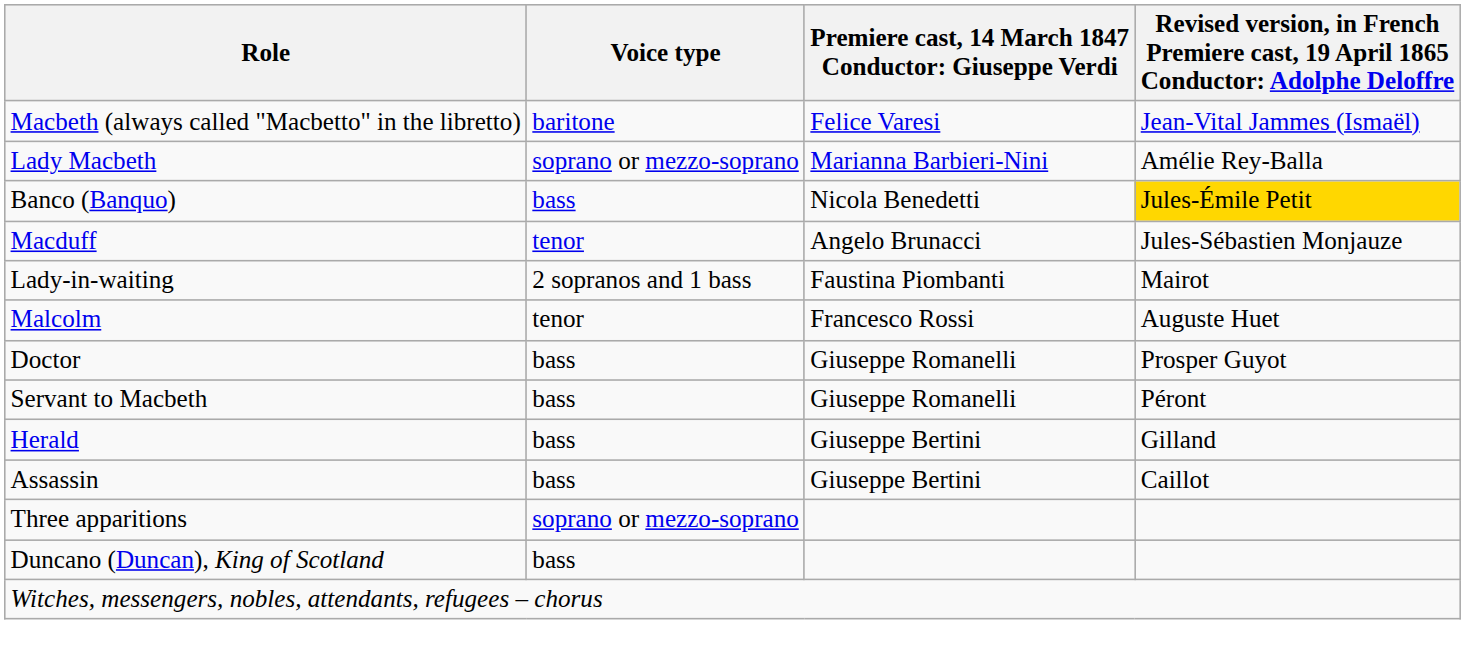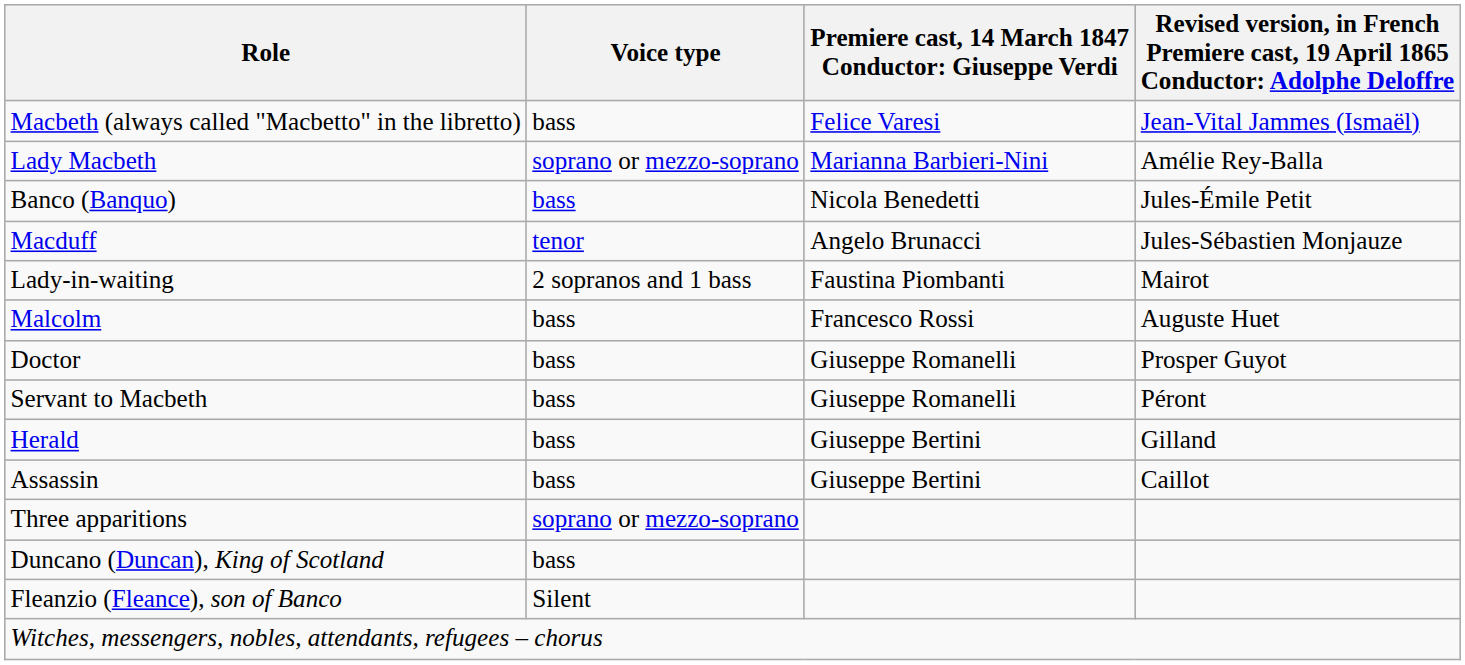(573, 120) baritone -> (554, 120) bass
(1226, 200) gold background -> (1226, 200) no background
(558, 319) tenor -> (554, 319) bass
+ row: (176, 598)
